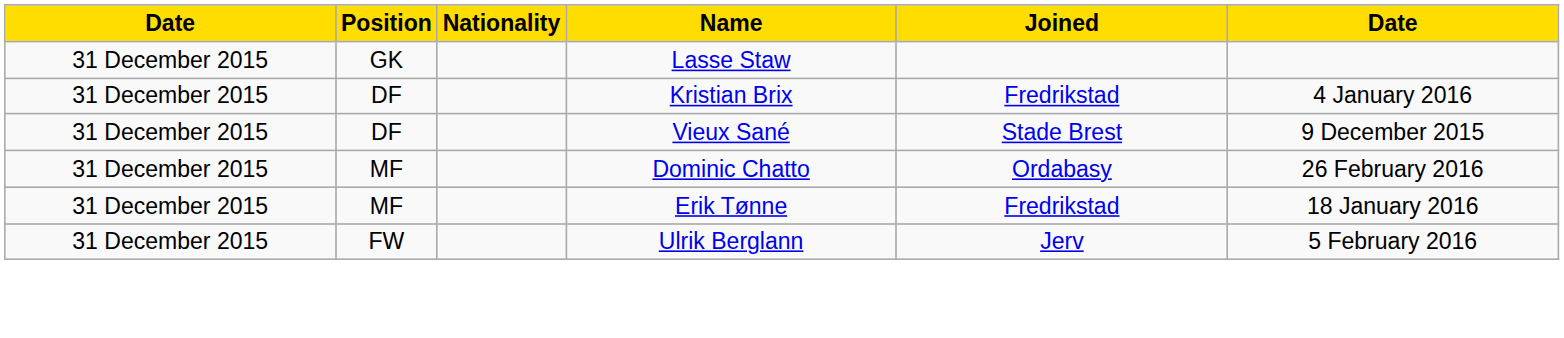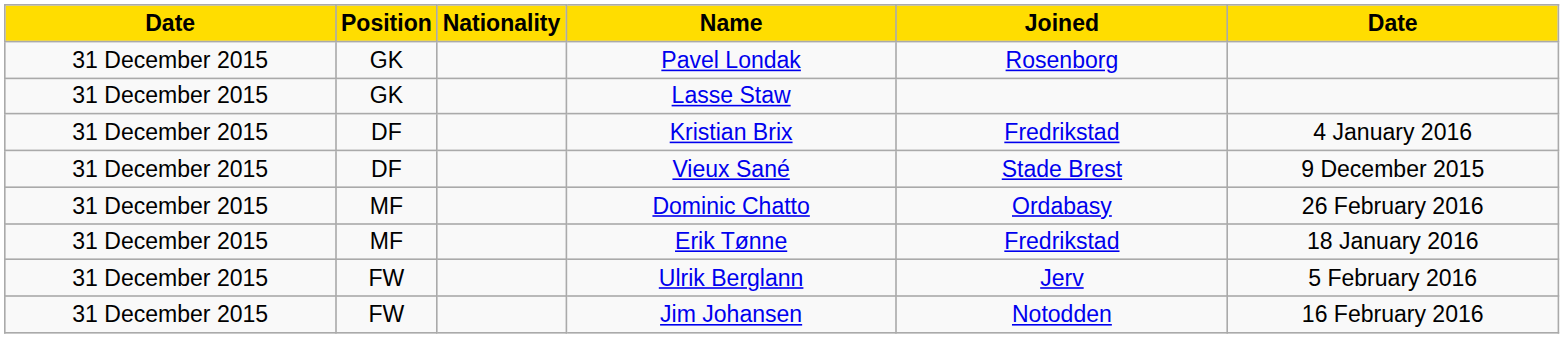+ row: (731, 60)
+ row: (731, 315)
